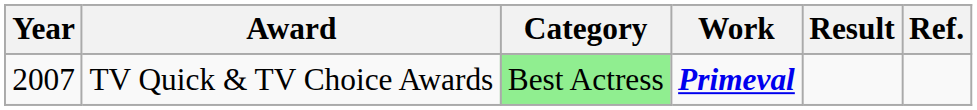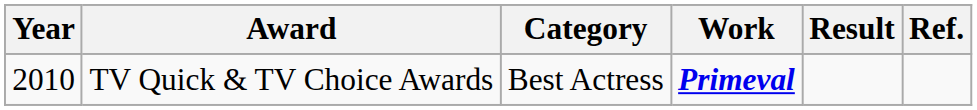(44, 79) 2007 -> (44, 79) 2010
(586, 79) lightgreen background -> (586, 79) no background
